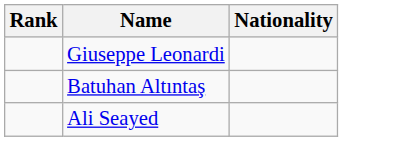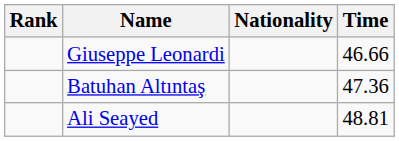+ column: (366, 20)
